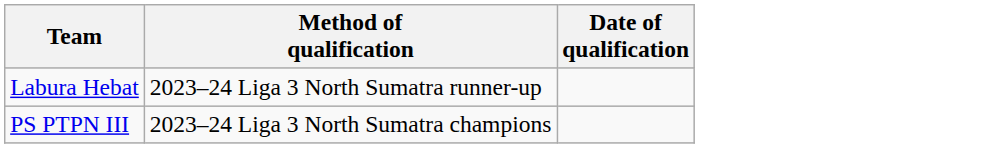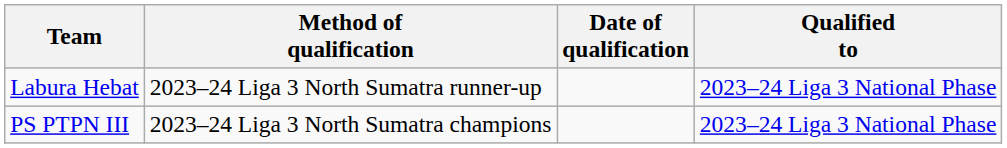+ column: (848, 36)
